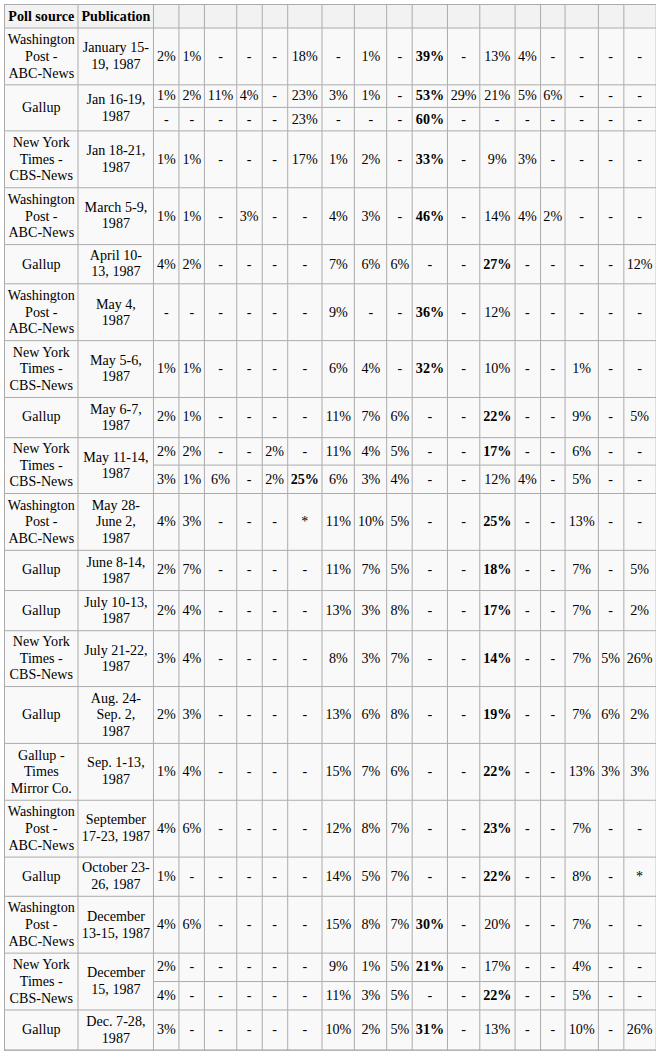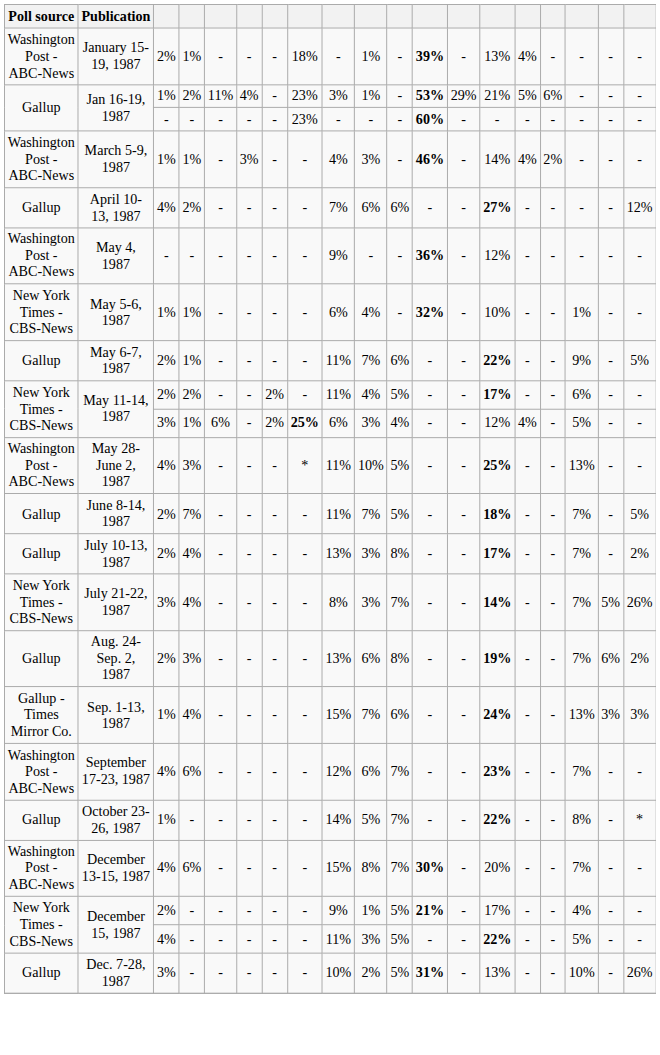- row: (116, 159)
(497, 772) 22% -> (497, 715) 24%
(371, 828) 8% -> (371, 772) 6%
